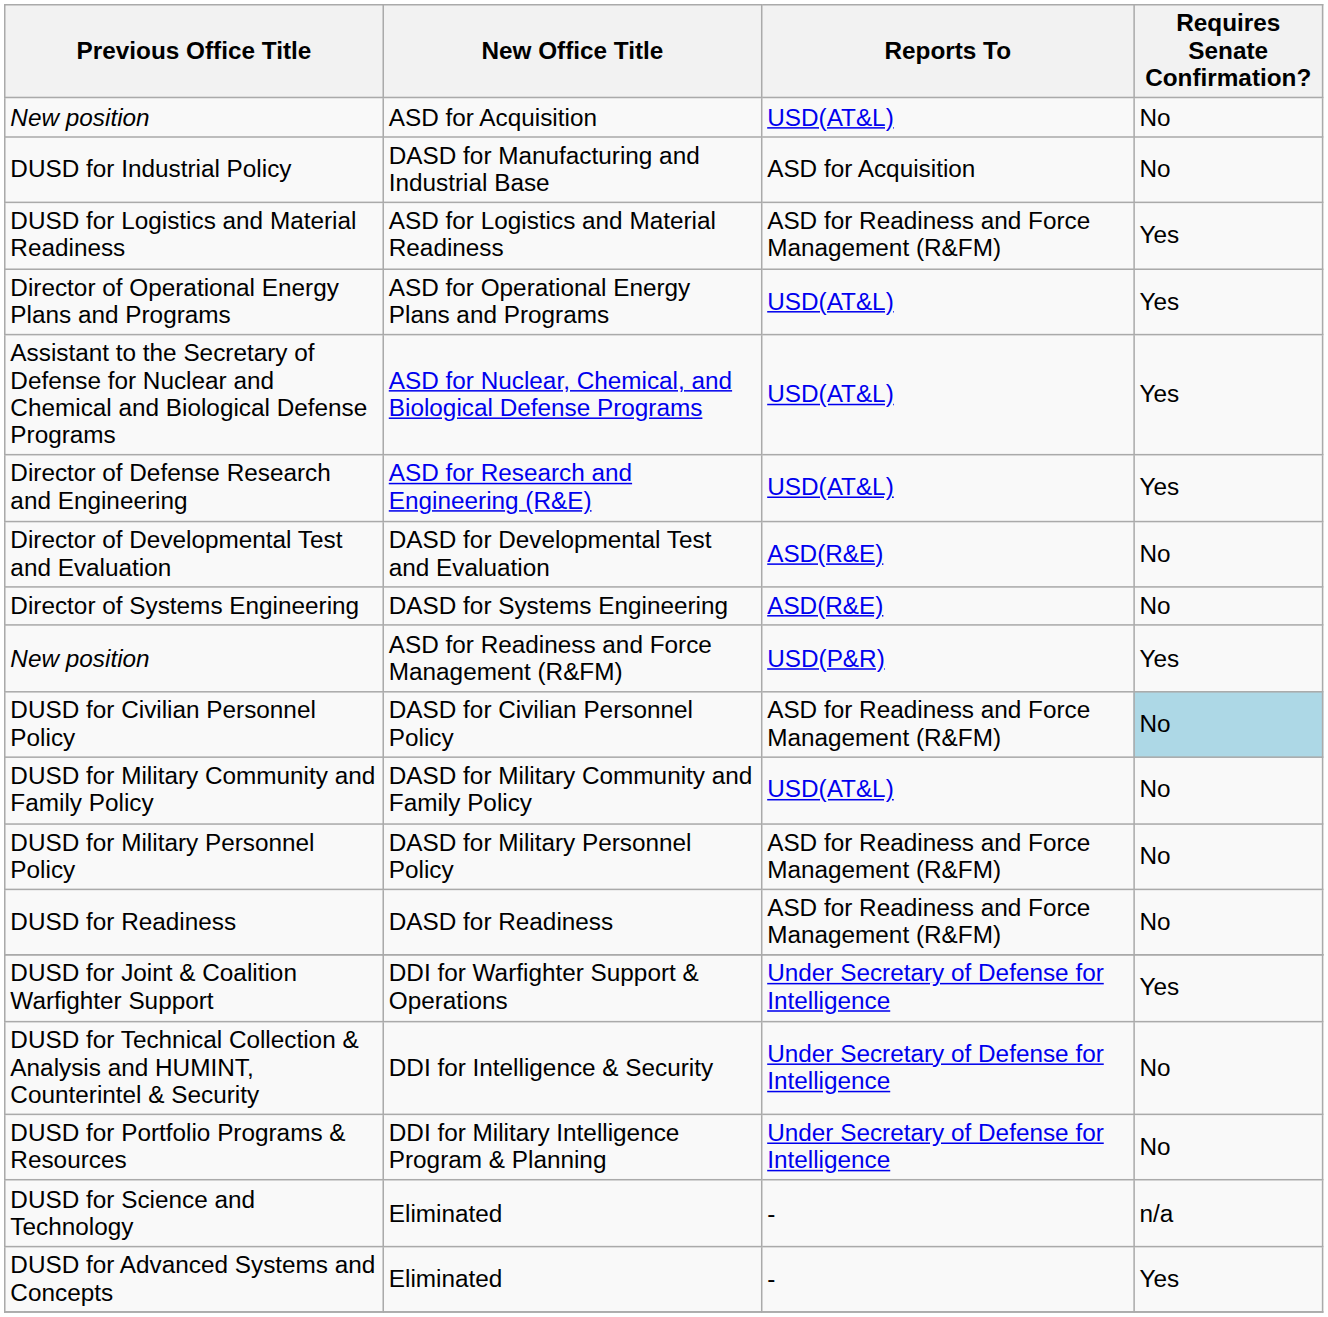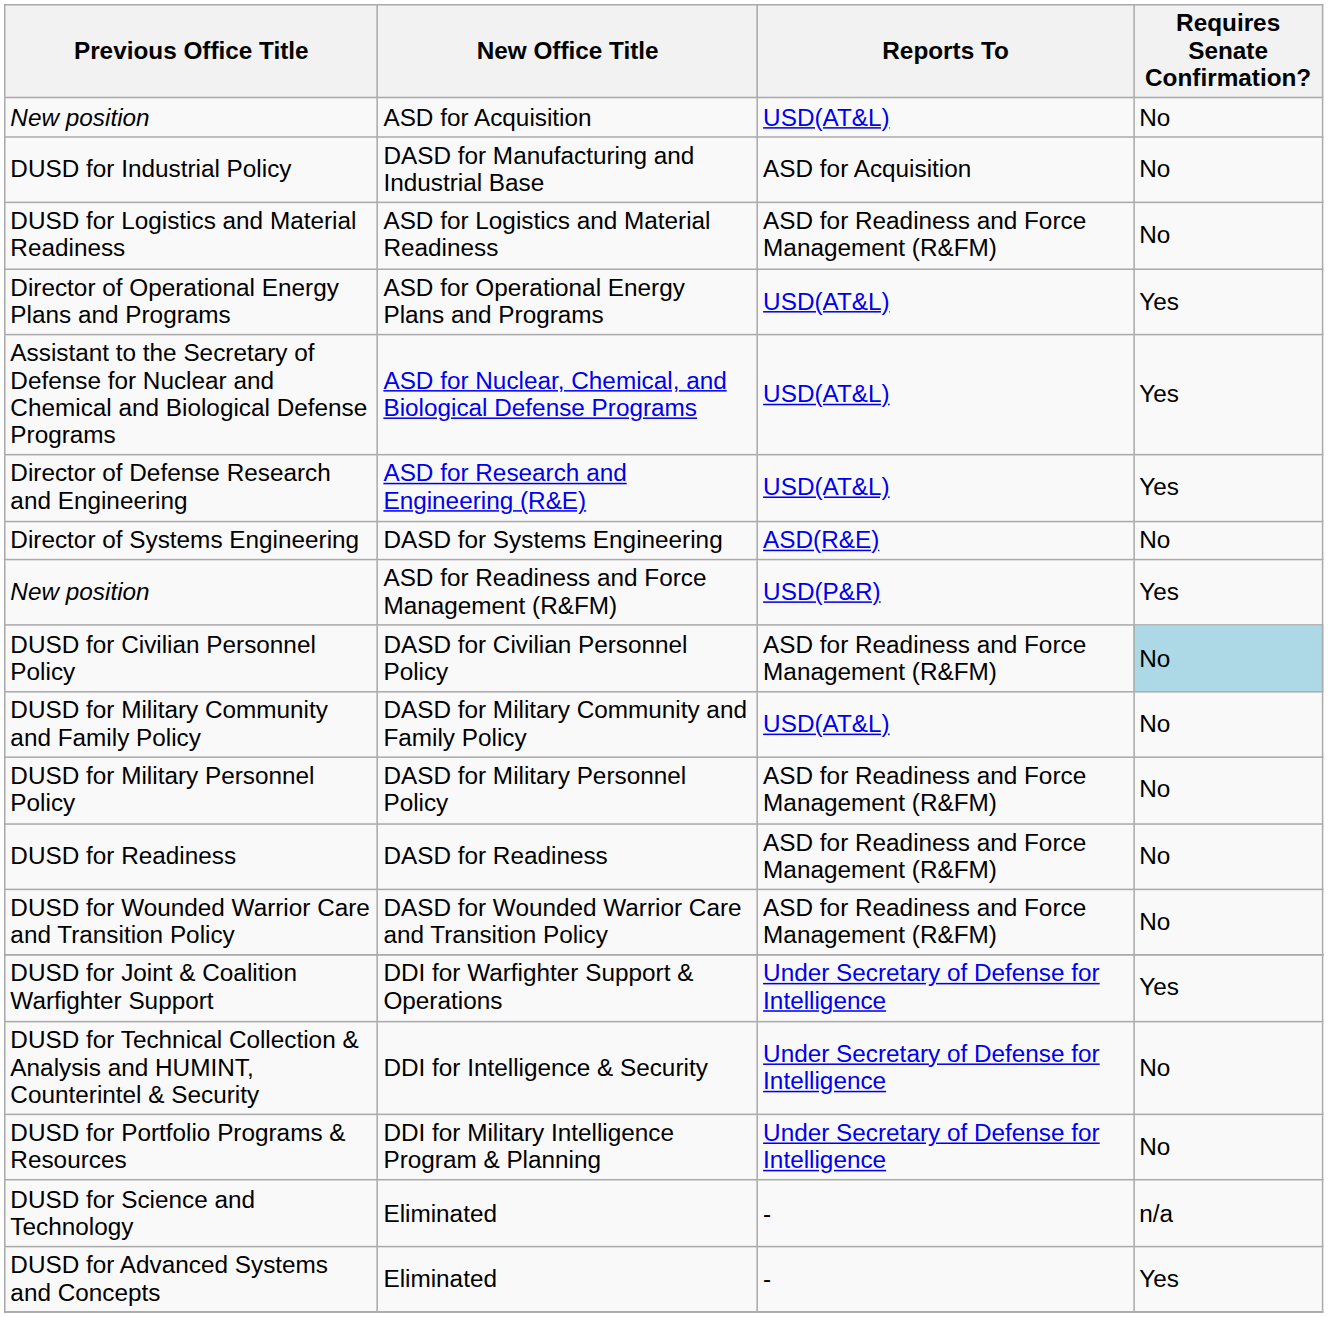(1159, 235) Yes -> (1155, 235) No
- row: (176, 553)
+ row: (190, 921)
